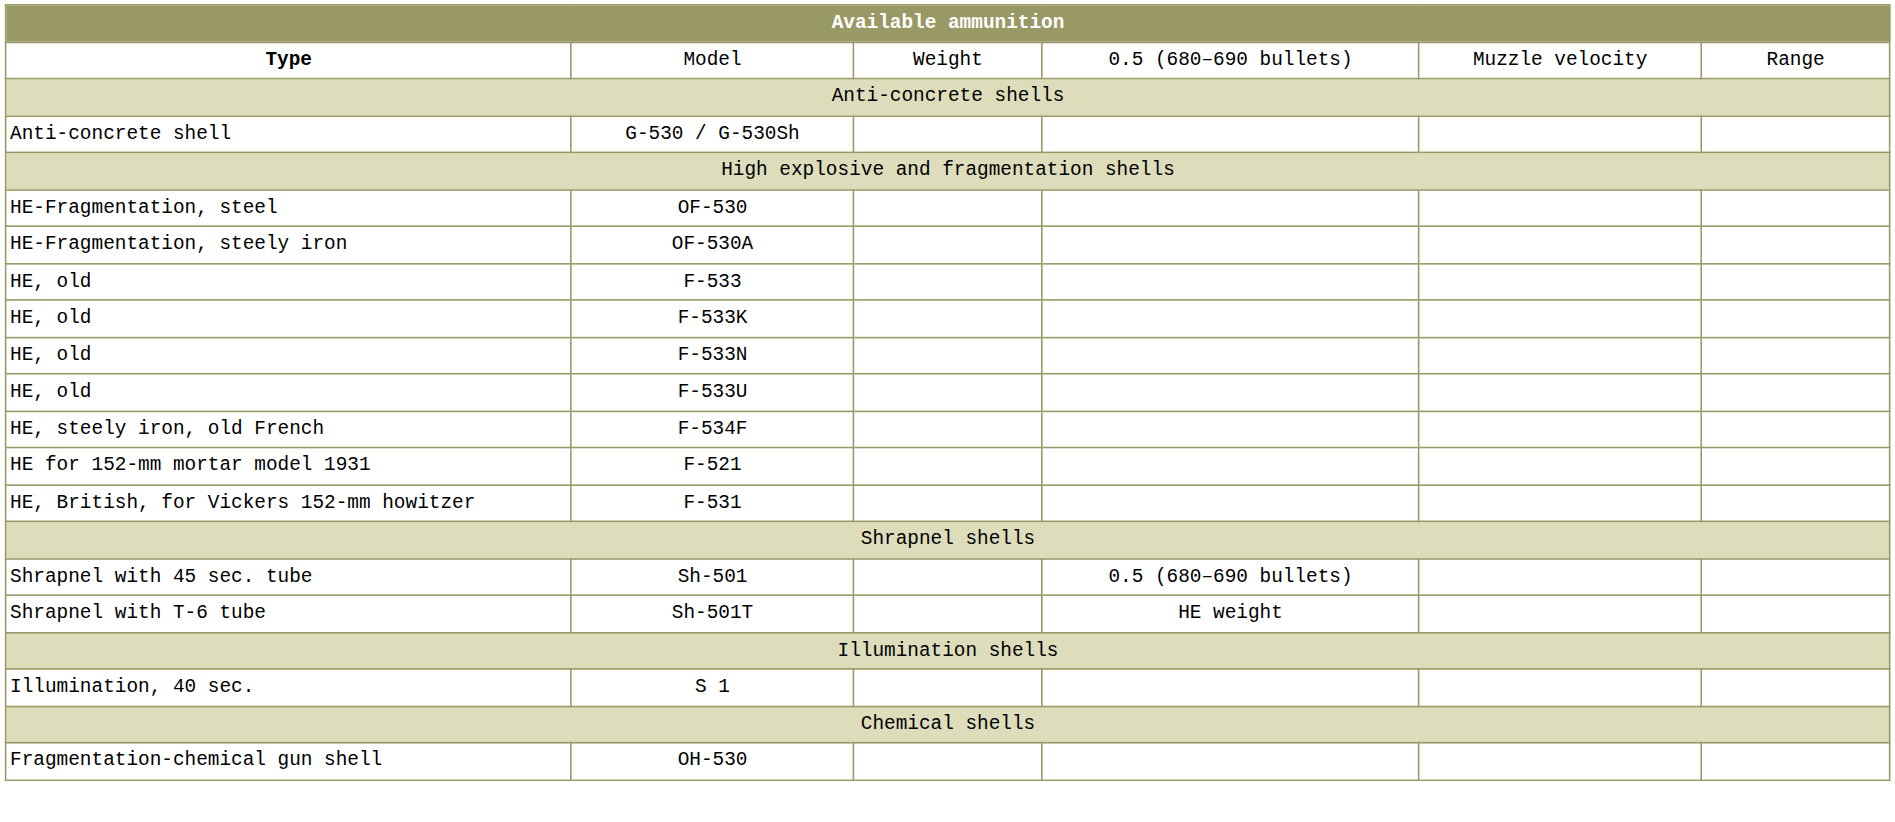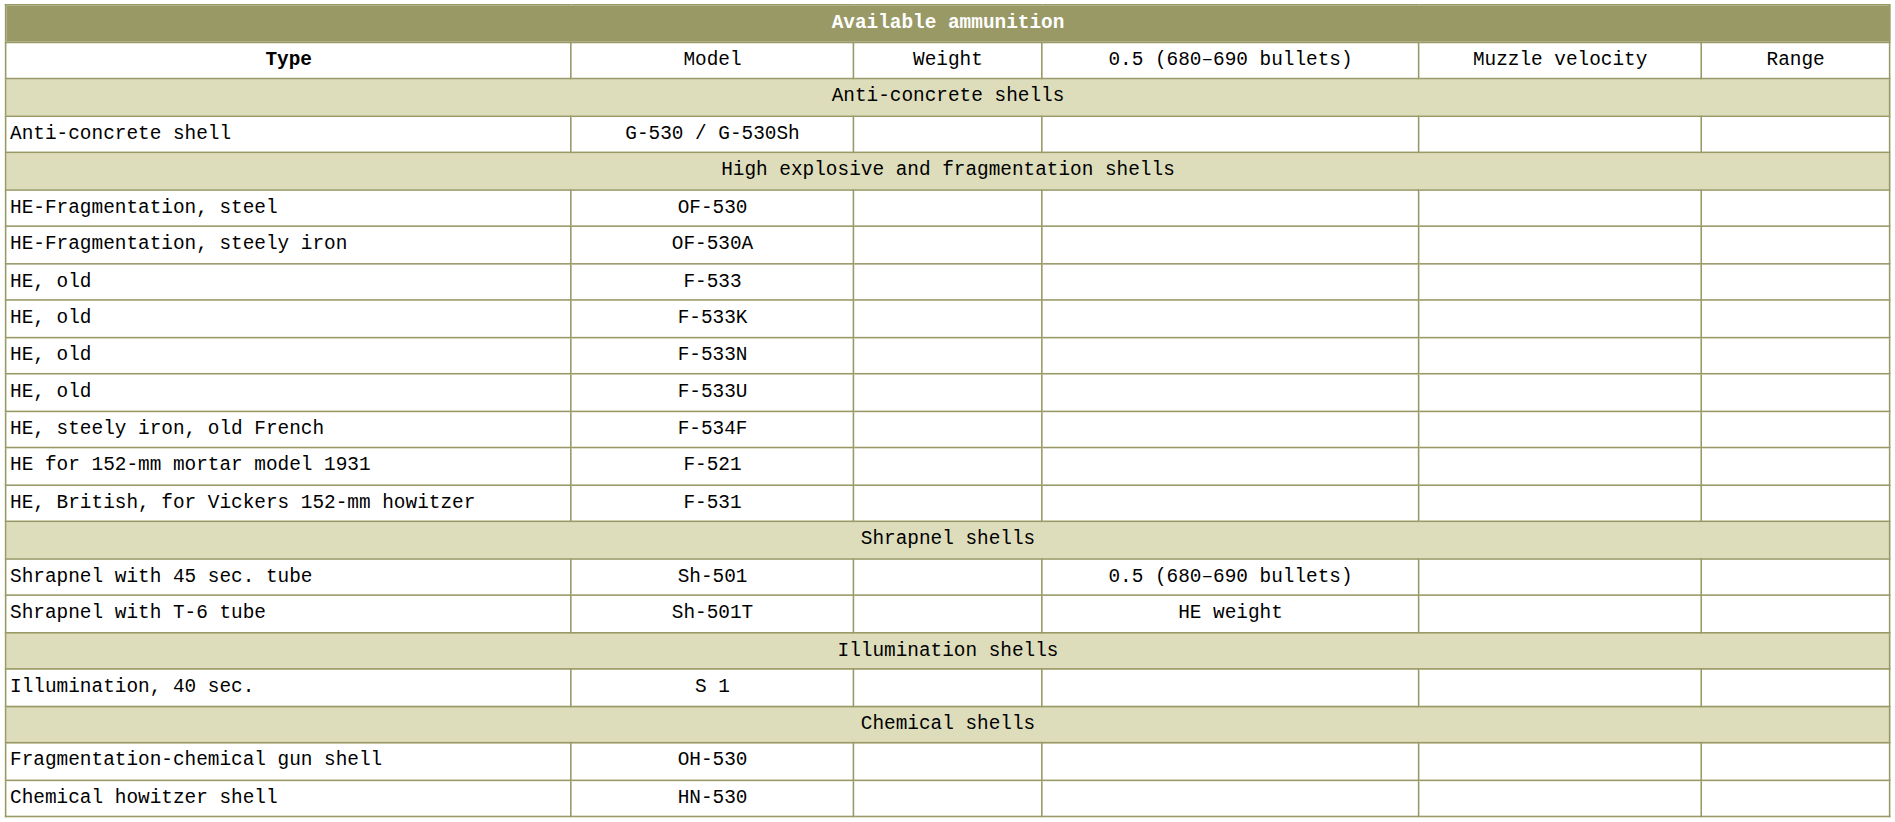+ row: (713, 798)
